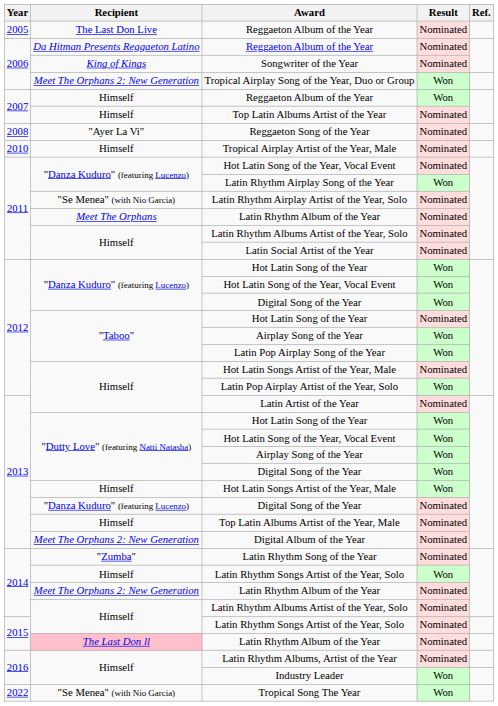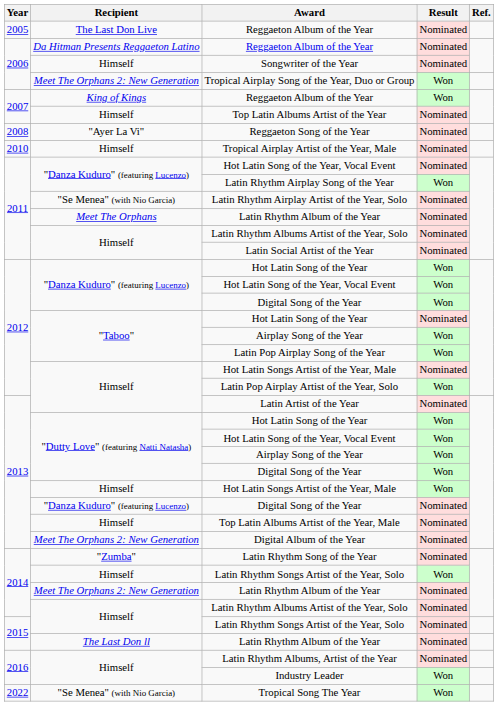(116, 64) King of Kings -> (116, 64) Himself
(116, 98) Himself -> (116, 98) King of Kings
(116, 642) pink background -> (116, 642) no background
